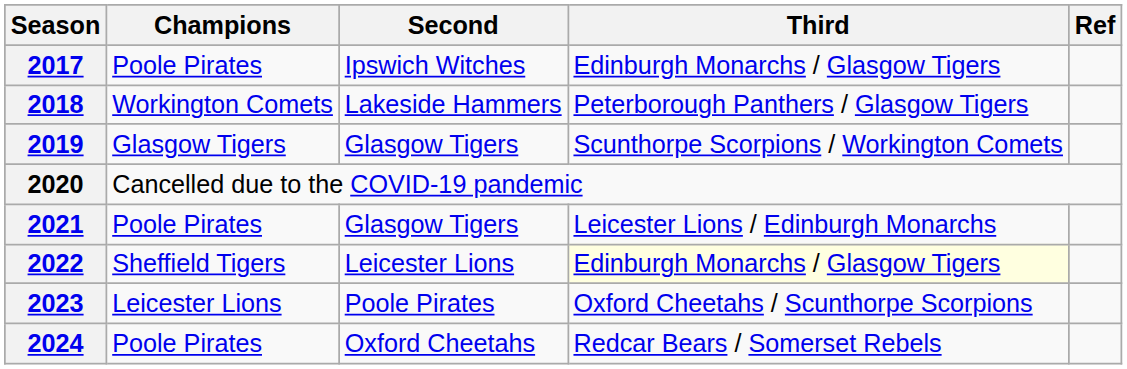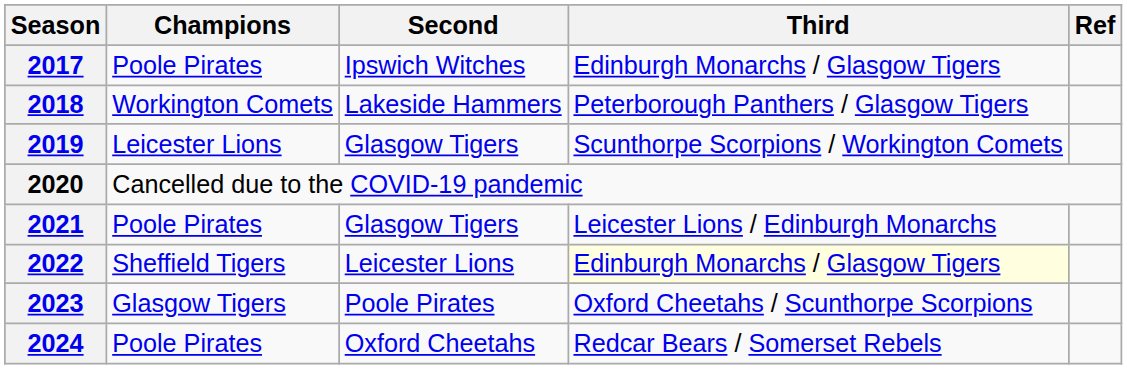(199, 145) Glasgow Tigers -> (197, 145) Leicester Lions
(197, 304) Leicester Lions -> (199, 304) Glasgow Tigers
